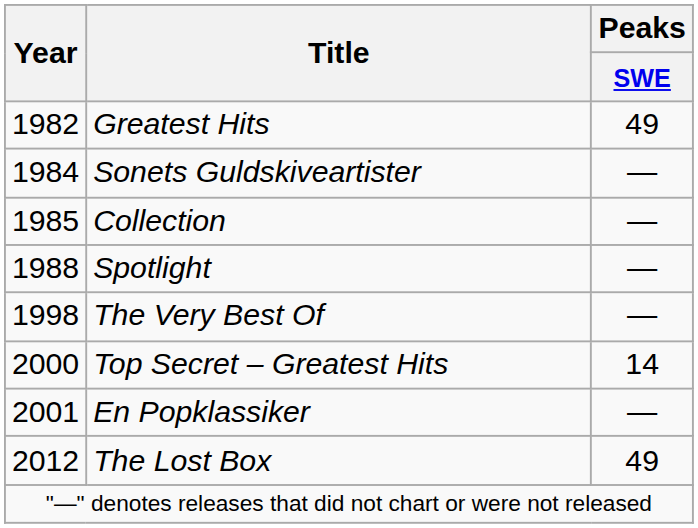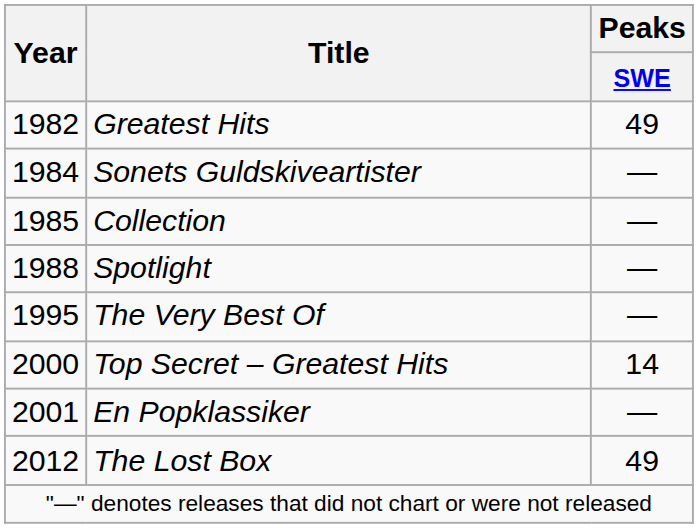(46, 316) 1998 -> (46, 316) 1995
